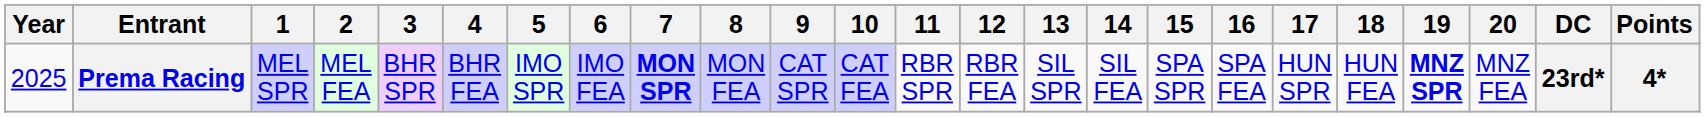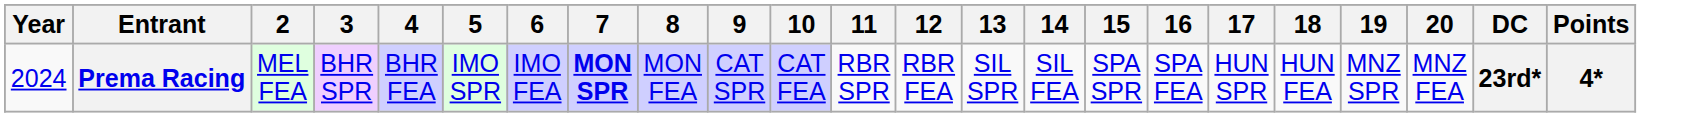- column: (283, 24)
(39, 77) 2025 -> (39, 77) 2024
(1437, 77) bold -> (1374, 77) normal
